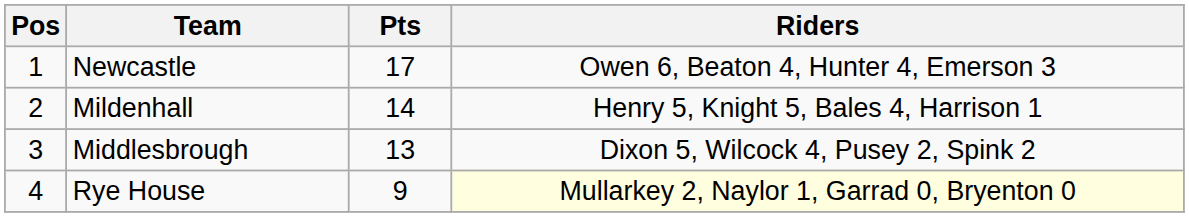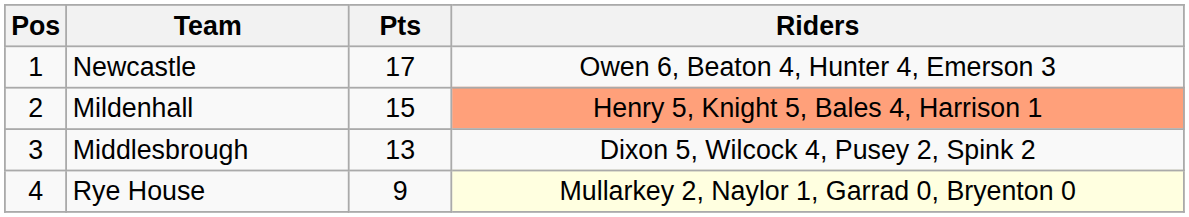(400, 108) 14 -> (400, 108) 15
(818, 108) no background -> (818, 108) lightsalmon background
